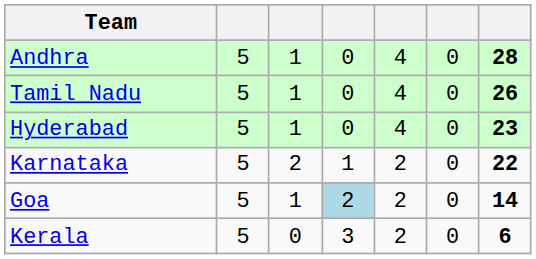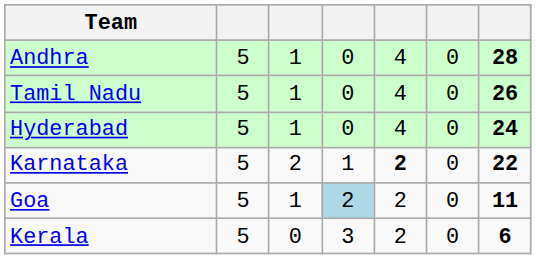(505, 129) 23 -> (505, 129) 24
(400, 165) normal -> (400, 165) bold
(505, 201) 14 -> (505, 201) 11
